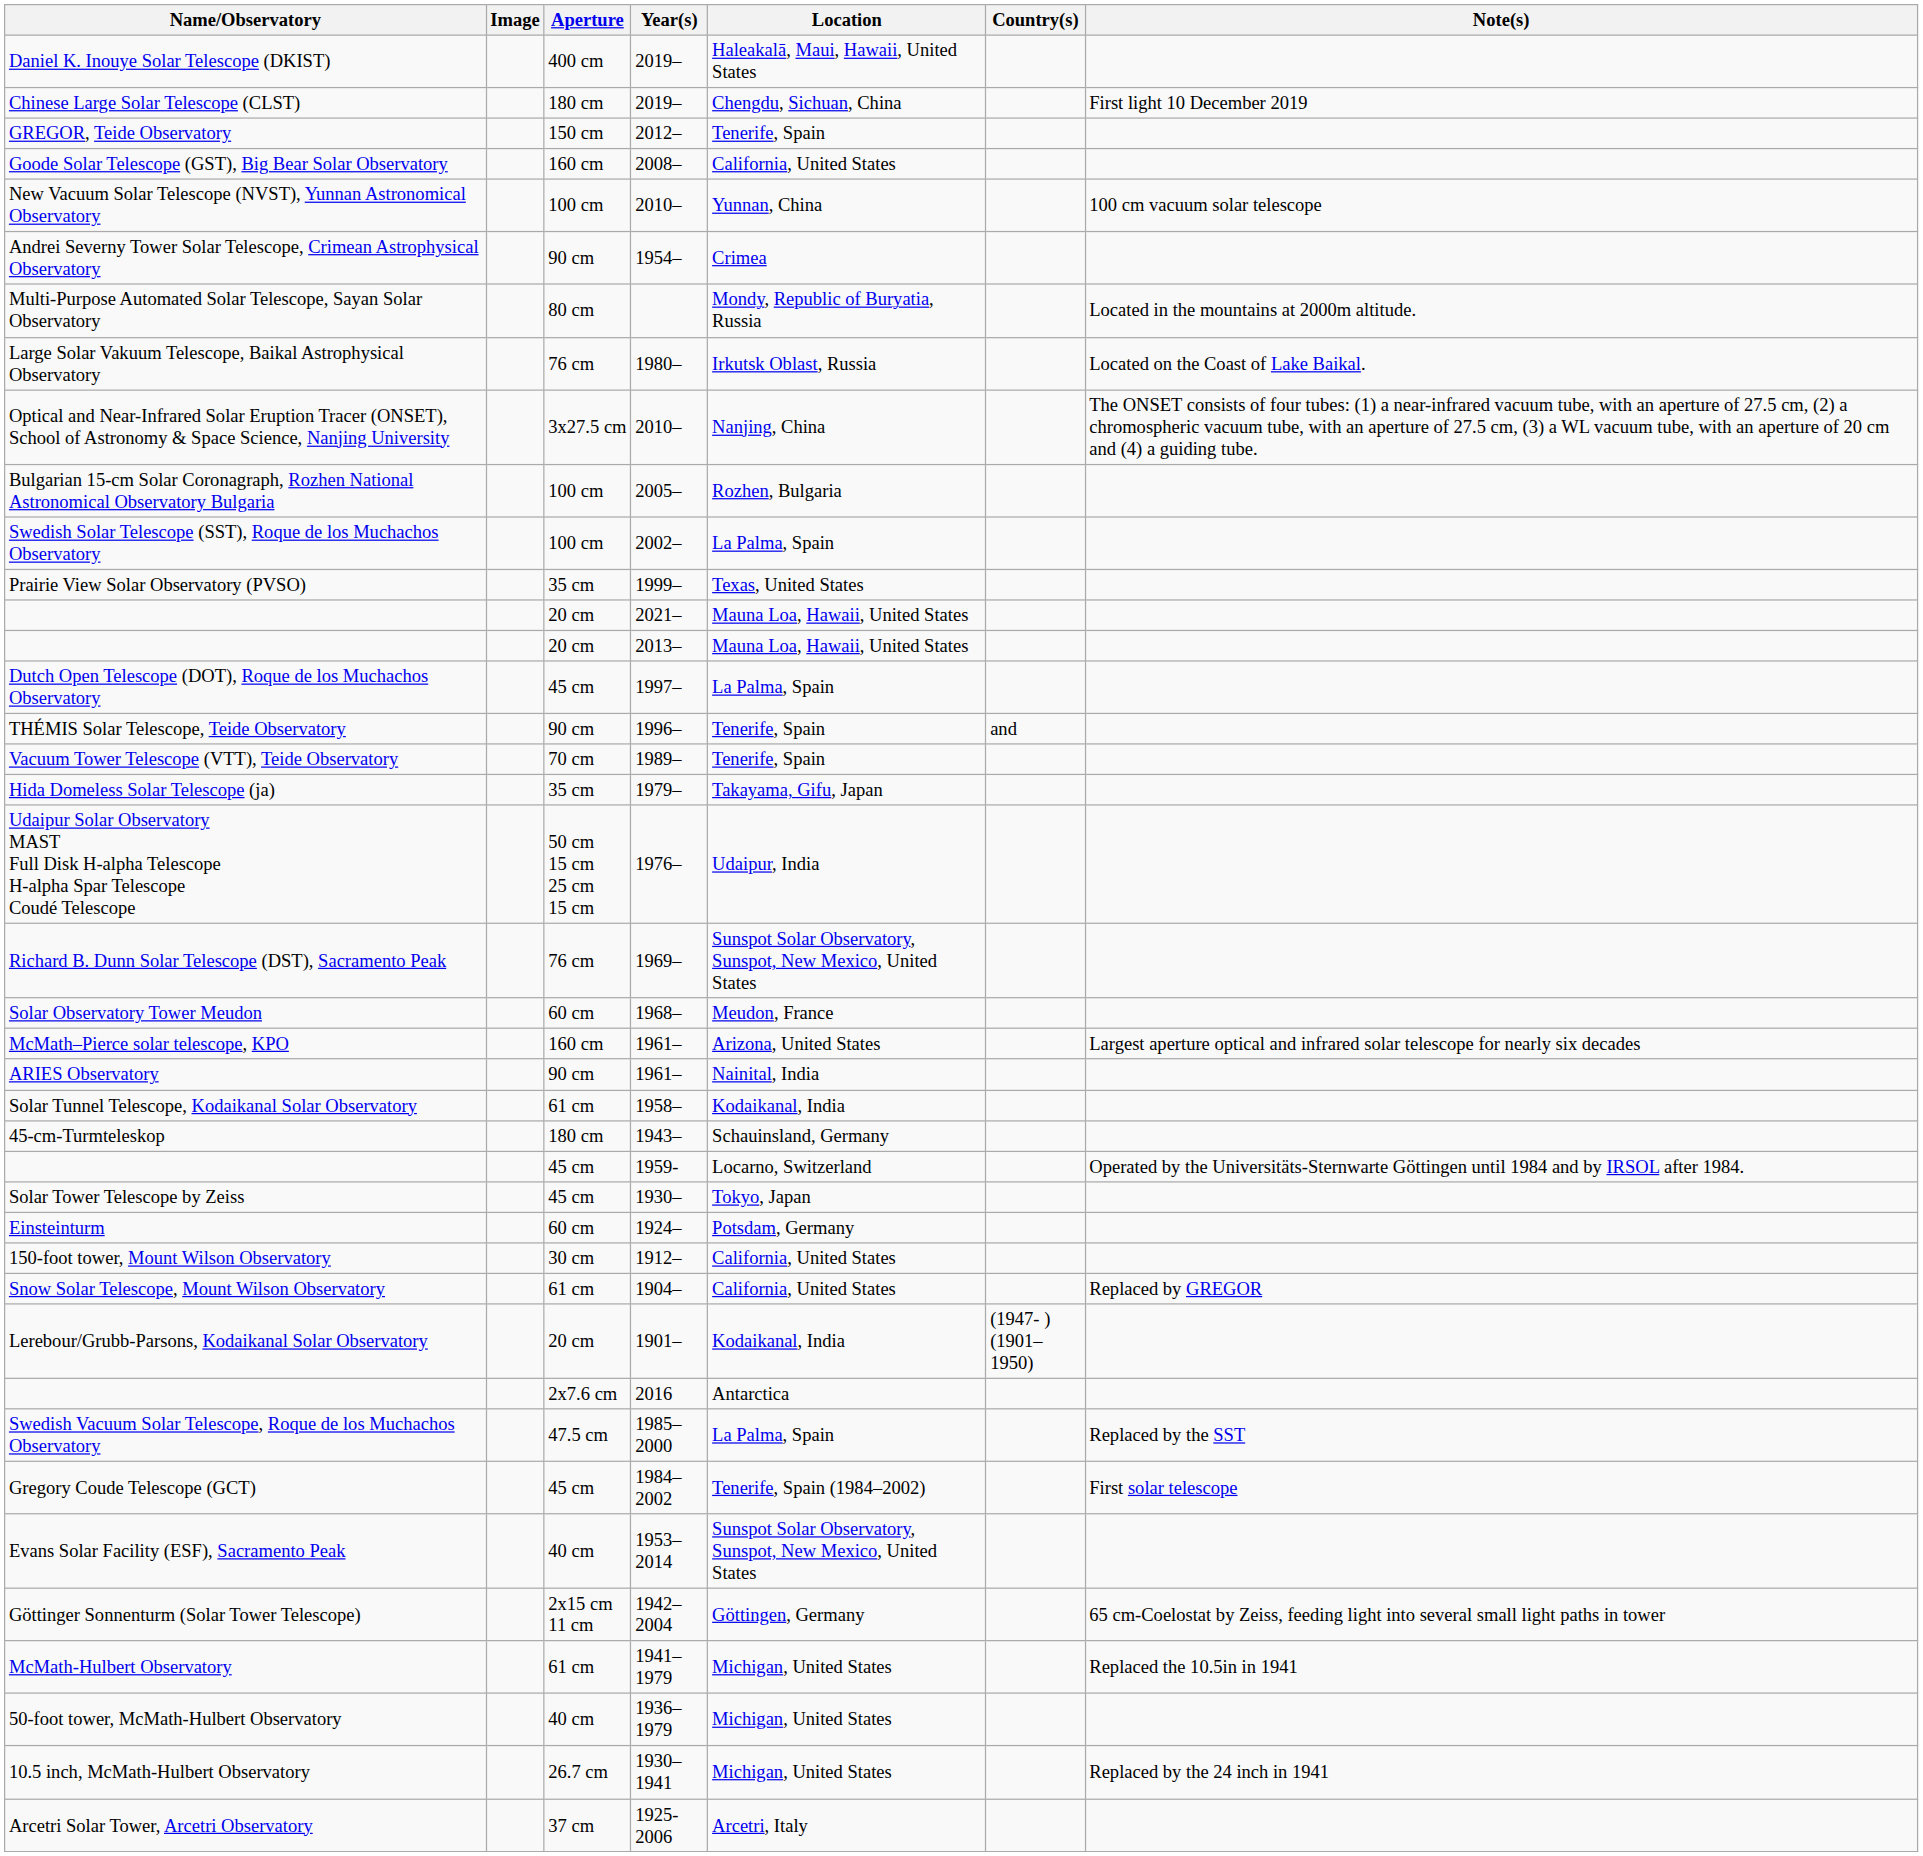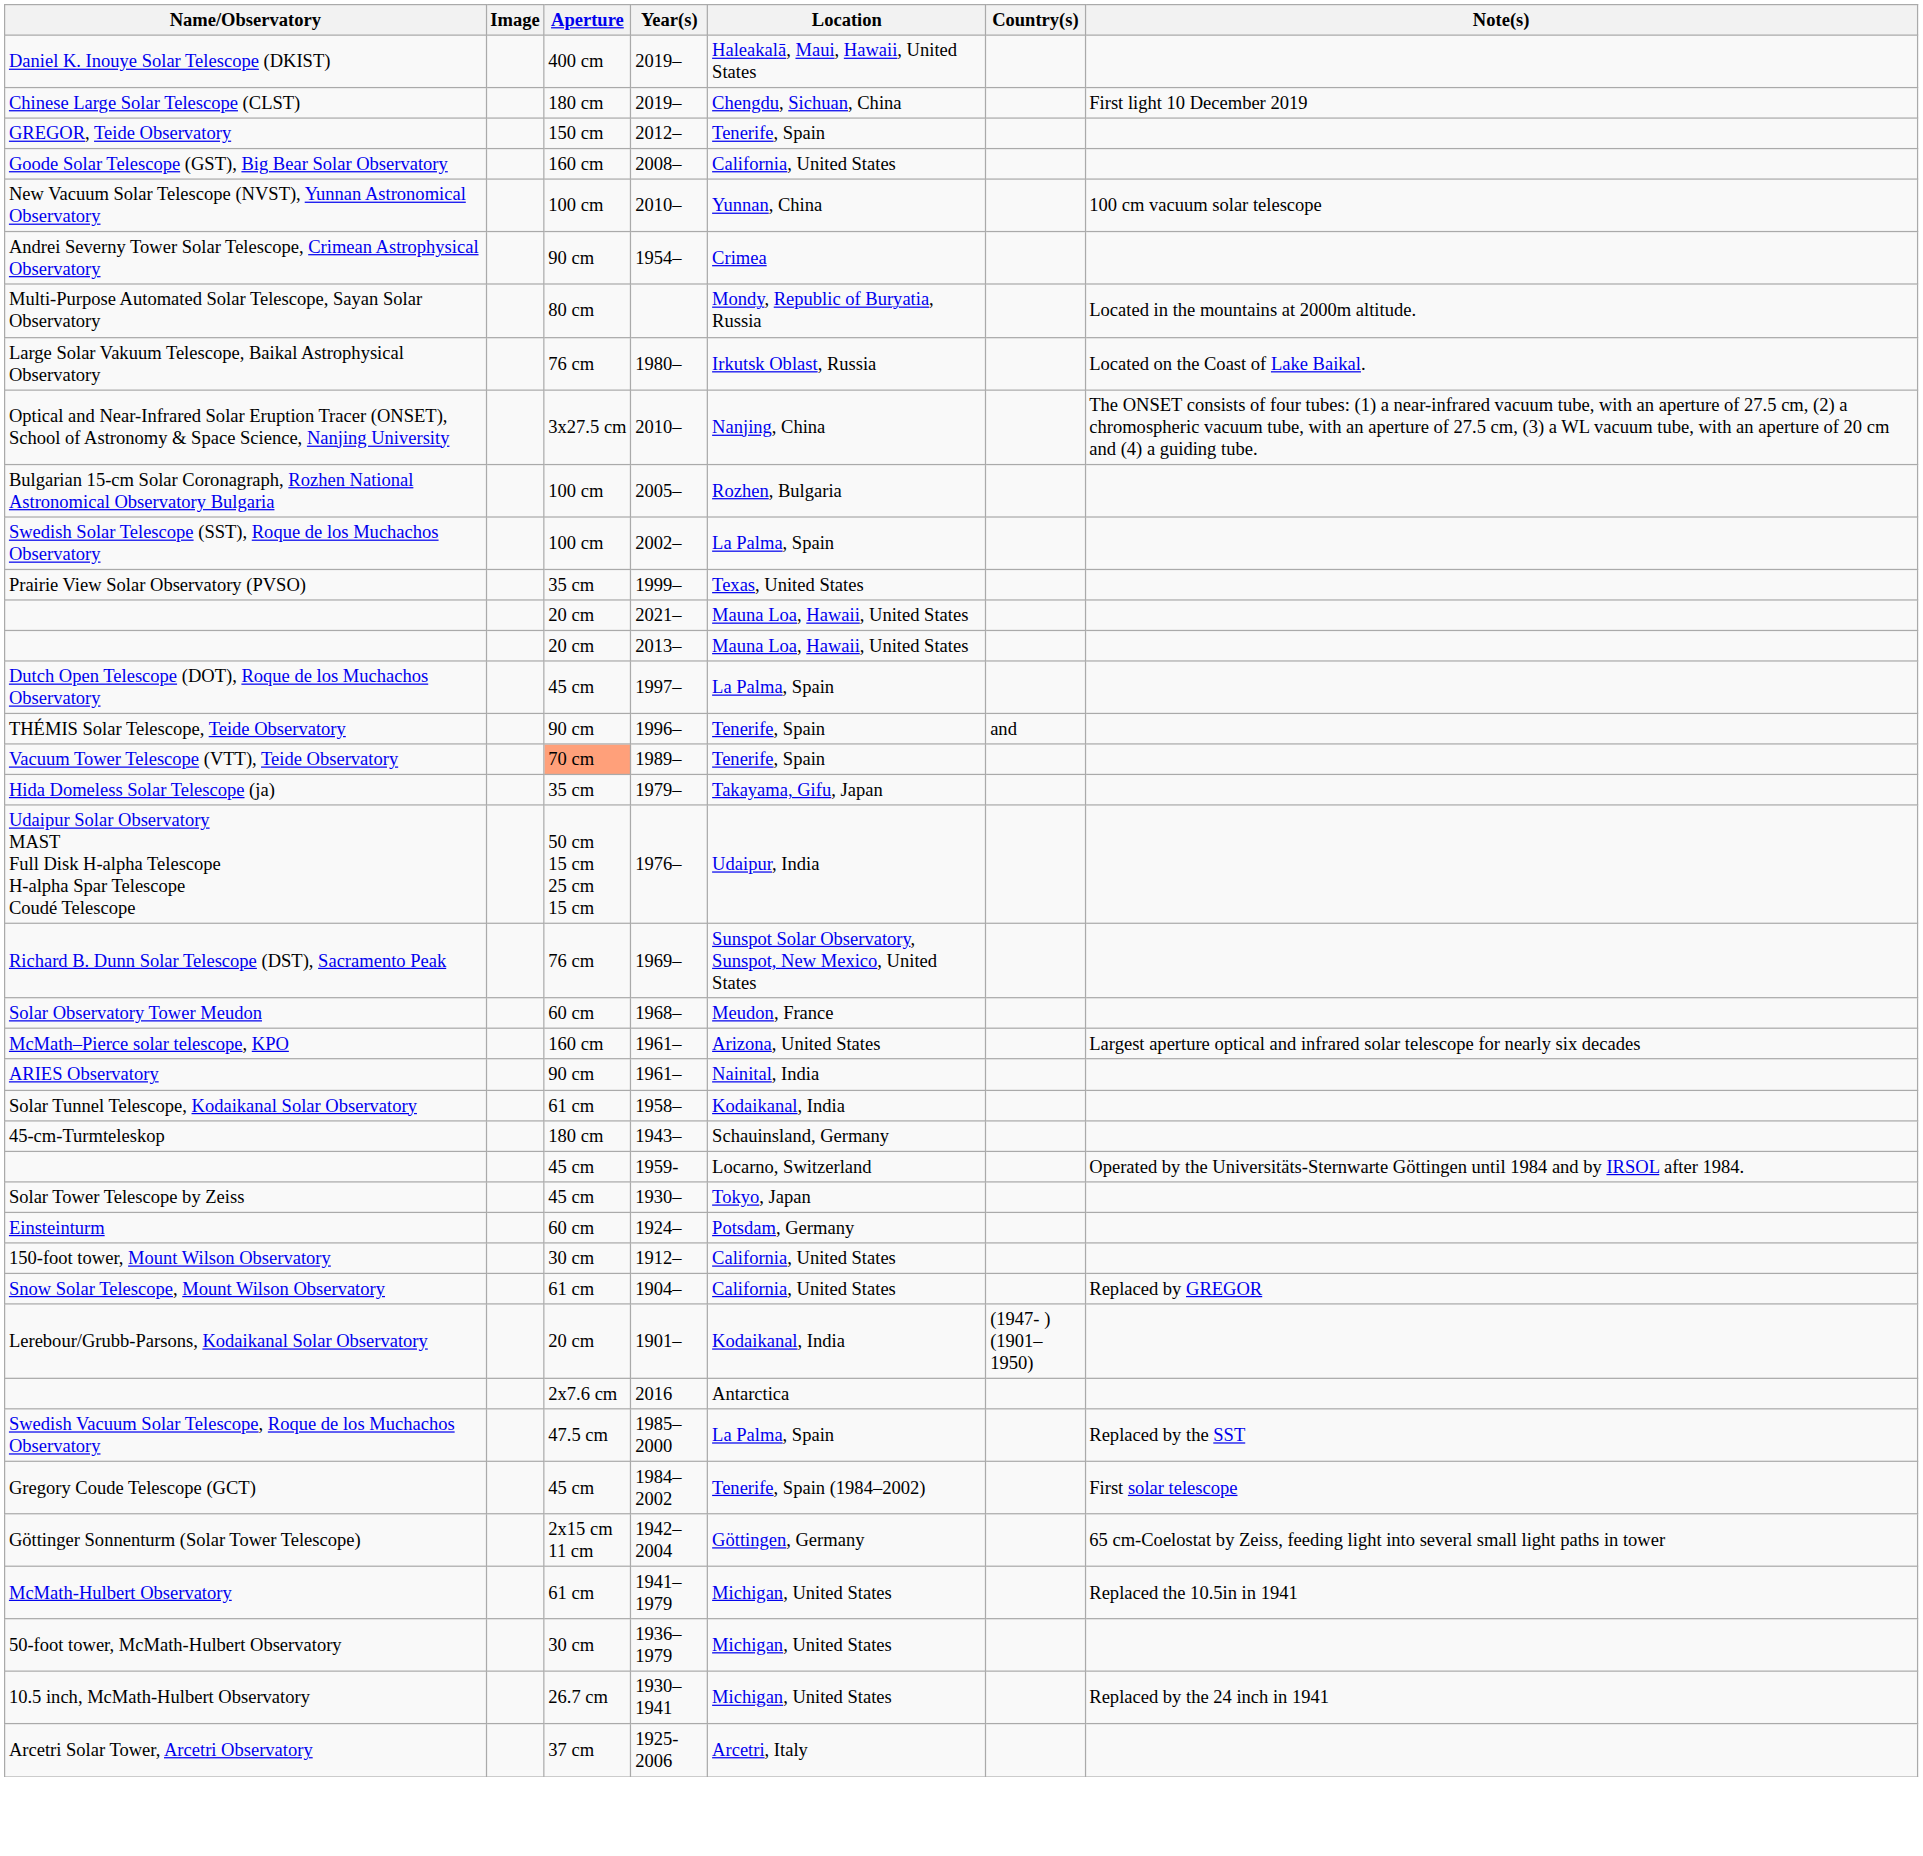(571, 759) no background -> (571, 759) lightsalmon background
- row: (177, 1551)
(571, 1719) 40 cm -> (571, 1645) 30 cm
